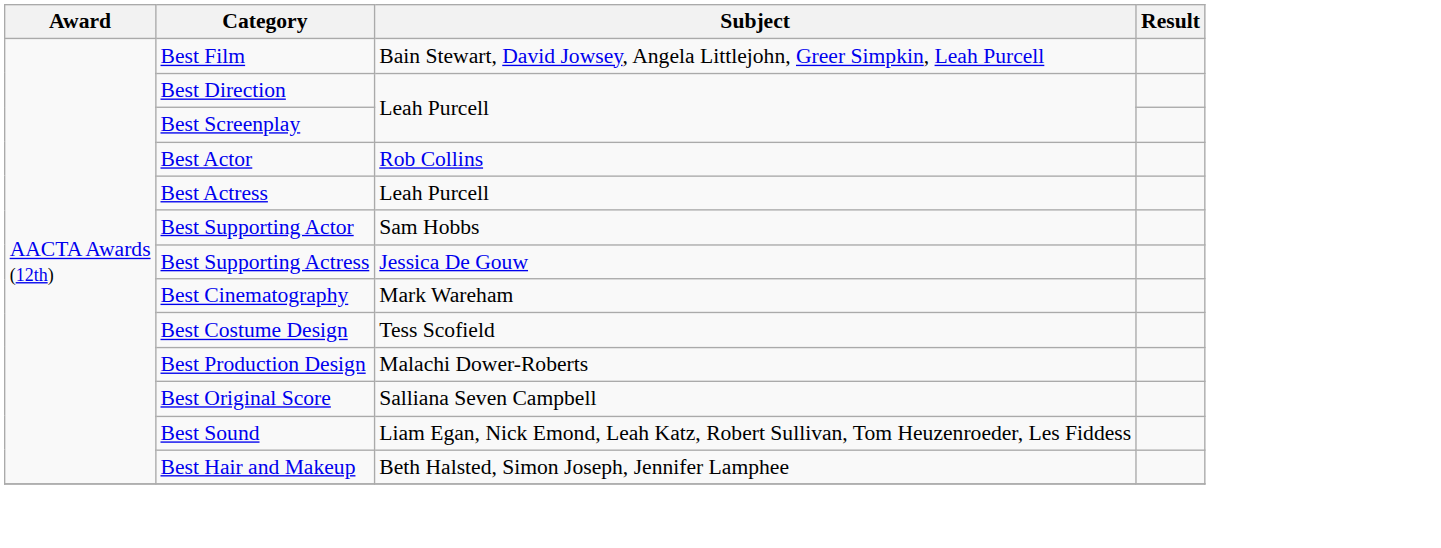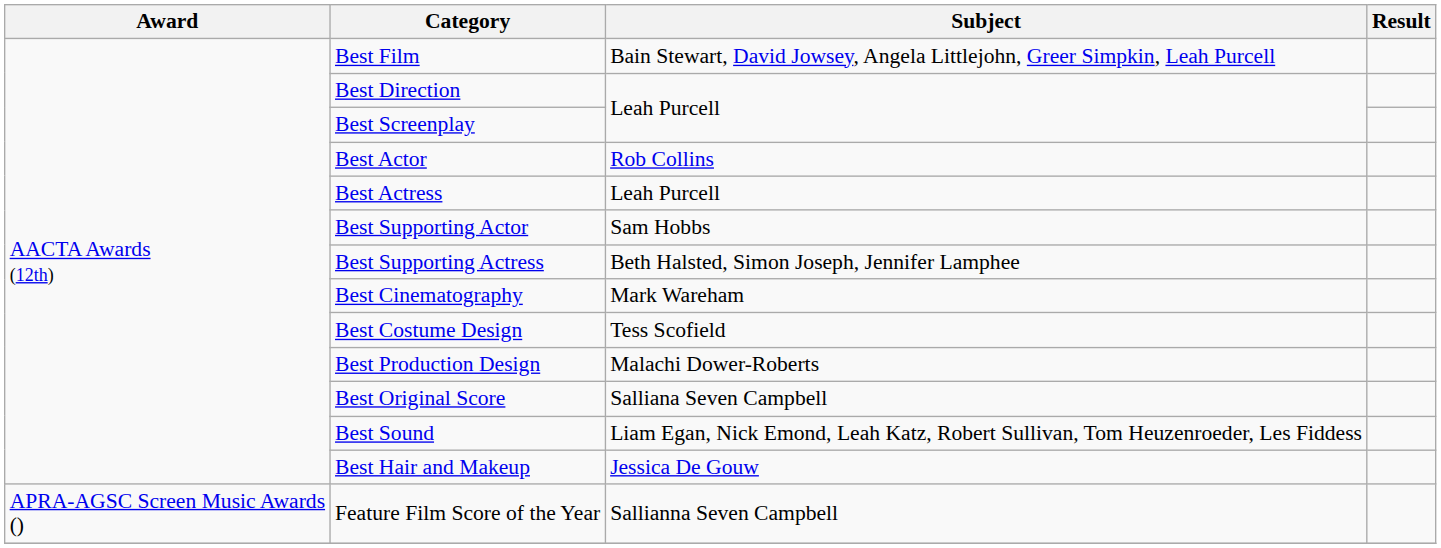(454, 261) Jessica De Gouw -> (815, 261) Beth Halsted, Simon Joseph, Jennifer Lamphee
(584, 466) Beth Halsted, Simon Joseph, Jennifer Lamphee -> (685, 466) Jessica De Gouw
+ row: (468, 513)
